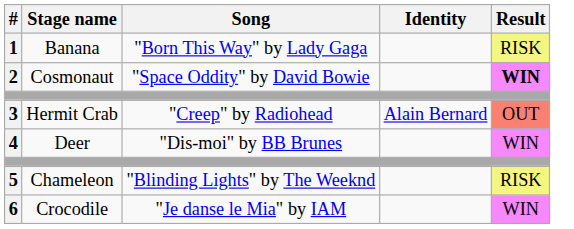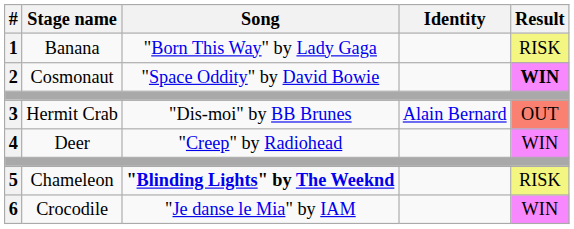(251, 114) "Creep" by Radiohead -> (260, 114) "Dis-moi" by BB Brunes
(251, 143) "Dis-moi" by BB Brunes -> (260, 143) "Creep" by Radiohead
(251, 180) normal -> (260, 180) bold
